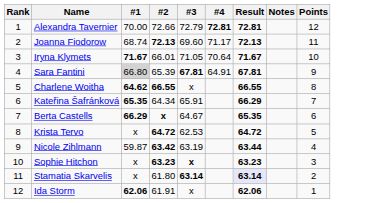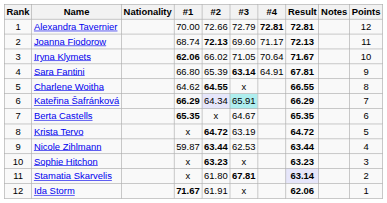+ column: (148, 12)
(135, 57) 71.67 -> (188, 57) 62.06
(163, 57) 66.01 -> (216, 57) 66.02
(135, 72) lightgrey background -> (188, 72) no background
(191, 72) 67.81 -> (244, 72) 63.14
(135, 87) bold -> (188, 87) normal
(163, 87) 66.55 -> (216, 87) 64.55
(135, 101) 65.35 -> (188, 101) 66.29
(163, 101) no background -> (216, 101) lavender background
(191, 101) no background -> (244, 101) paleturquoise background
(135, 116) 66.29 -> (188, 116) 65.35
(163, 116) bold -> (216, 116) normal
(191, 131) 62.53 -> (244, 131) 63.19
(163, 146) 63.42 -> (216, 146) 63.44
(191, 146) 63.19 -> (244, 146) 62.53
(191, 161) bold -> (244, 161) normal
(191, 176) 63.14 -> (244, 176) 67.81
(135, 191) 62.06 -> (188, 191) 71.67
